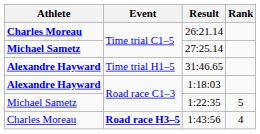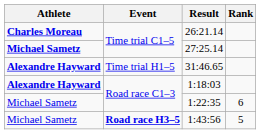(241, 102) 5 -> (241, 102) 6
(42, 120) Charles Moreau -> (42, 120) Michael Sametz
(241, 120) 4 -> (241, 120) 5
